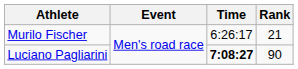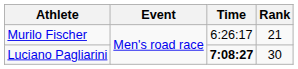(275, 55) 90 -> (275, 55) 30
